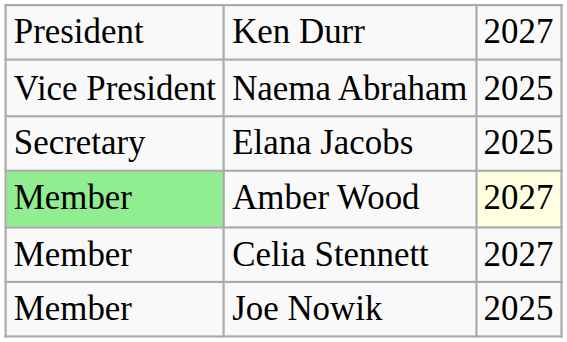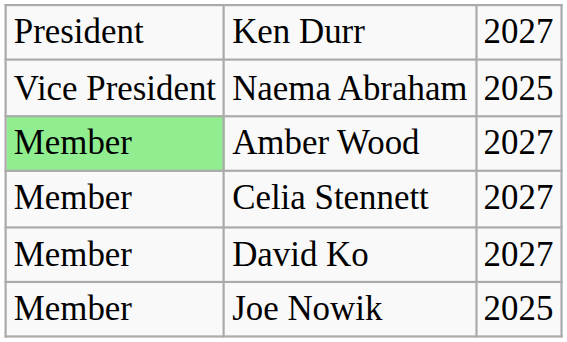- row: (323, 142)
(518, 198) lightyellow background -> (518, 142) no background
+ row: (300, 253)
